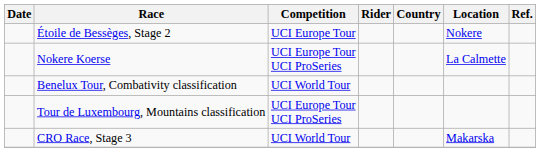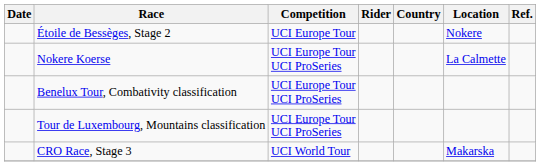(311, 85) UCI World Tour -> (313, 92) UCI Europe Tour UCI ProSeries
